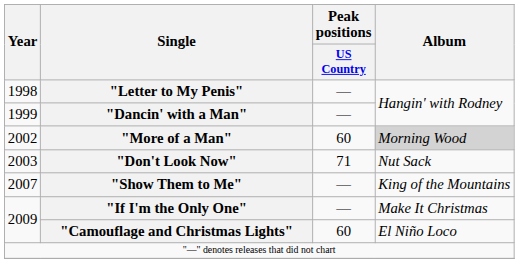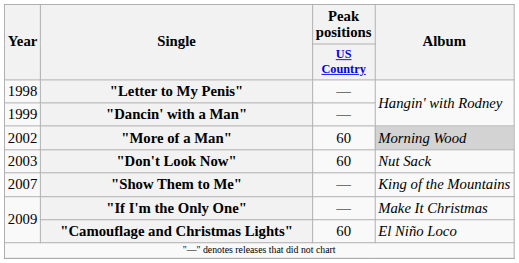(344, 161) 71 -> (344, 161) 60
